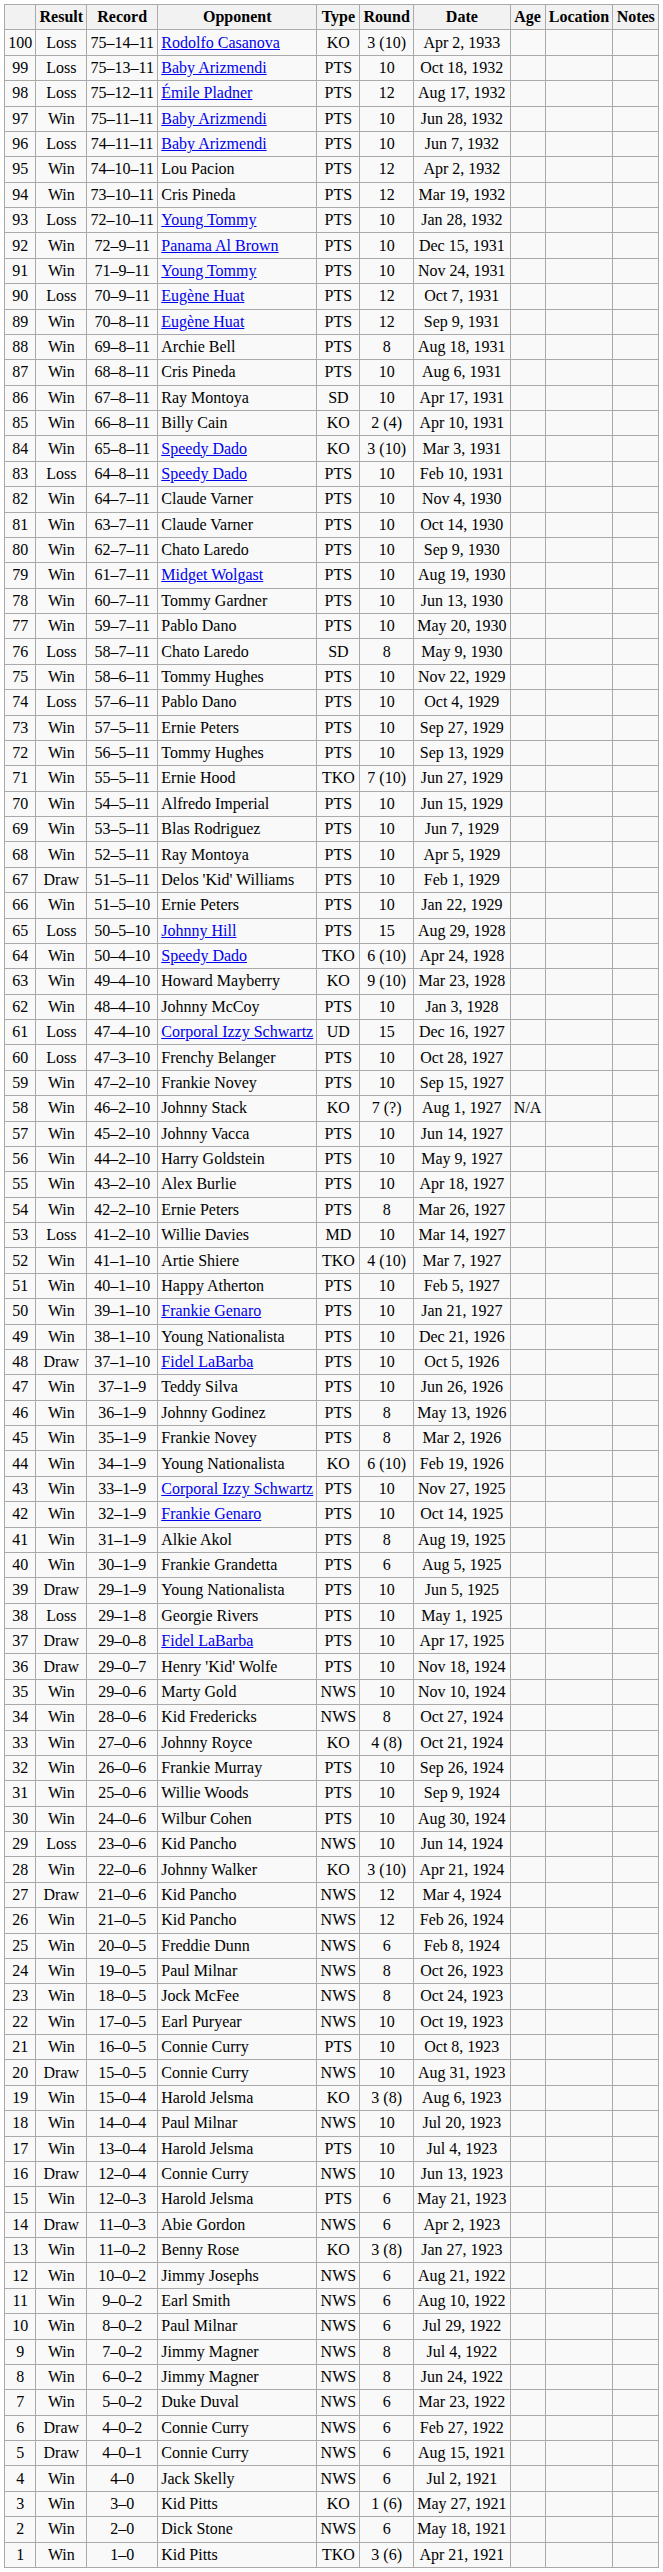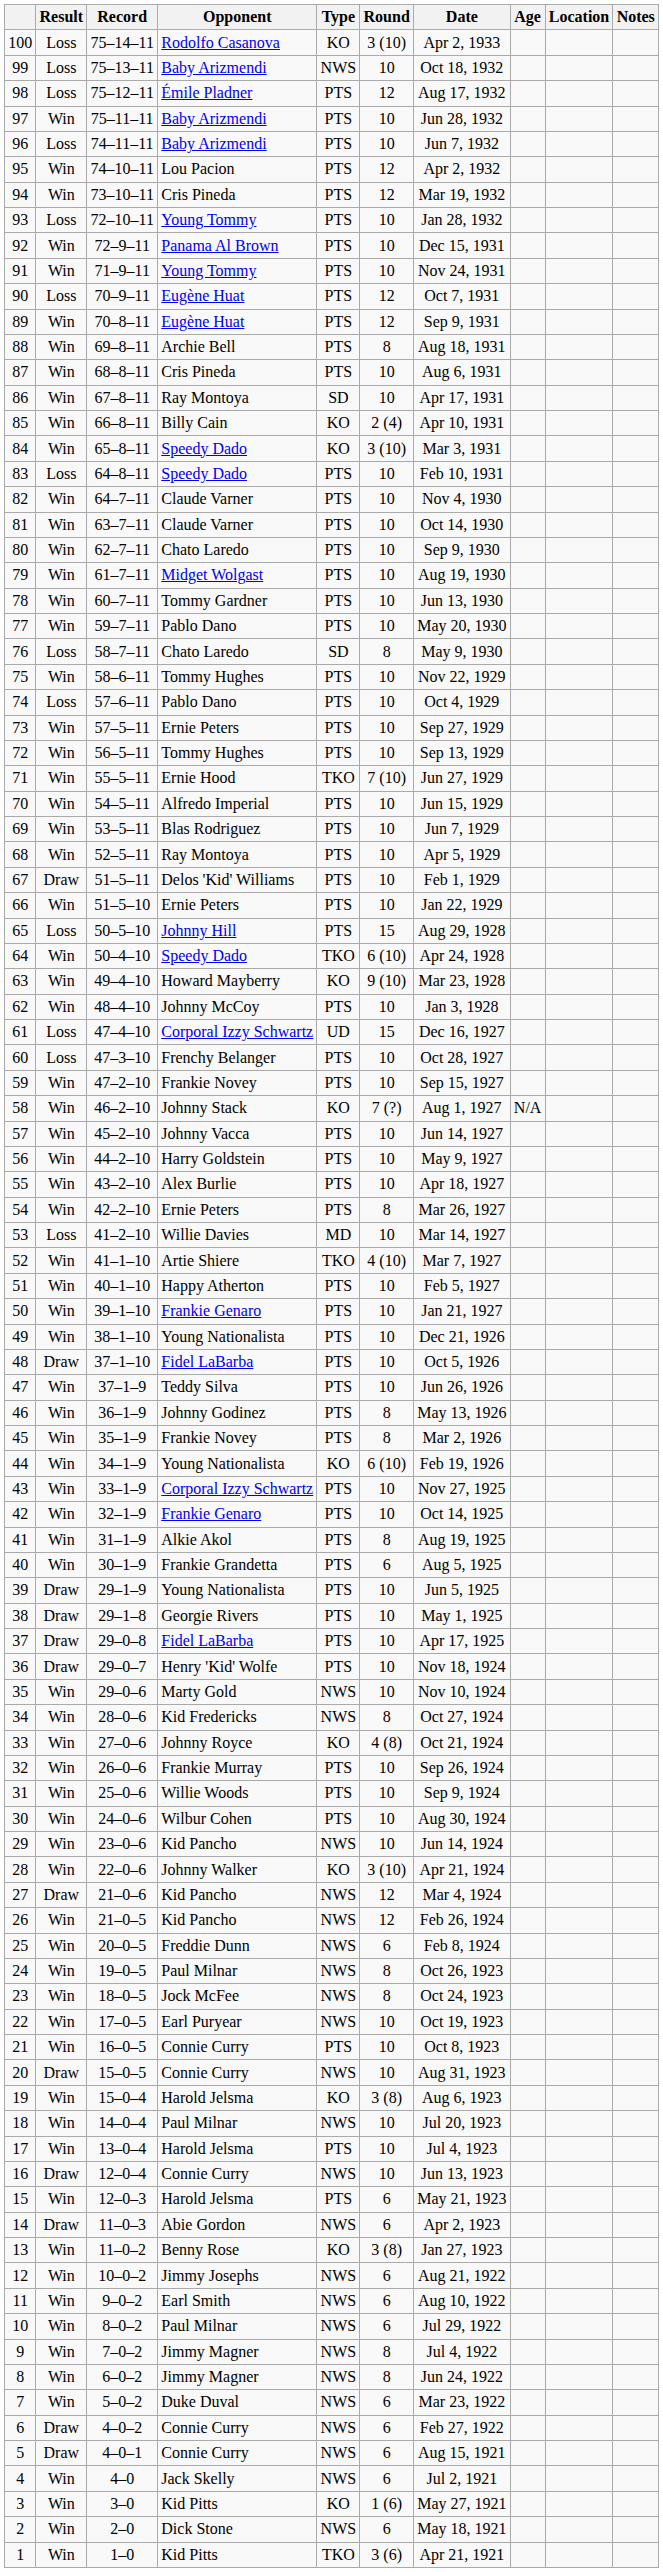(338, 67) PTS -> (338, 67) NWS
(61, 1615) Loss -> (61, 1615) Draw
(61, 1844) Loss -> (61, 1844) Win
